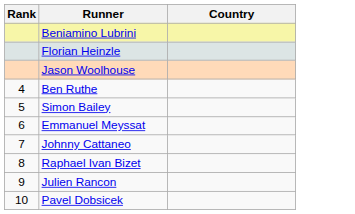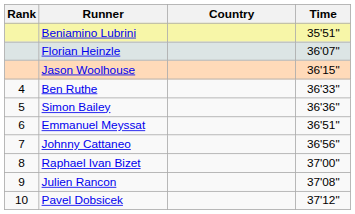+ column: (323, 14)
